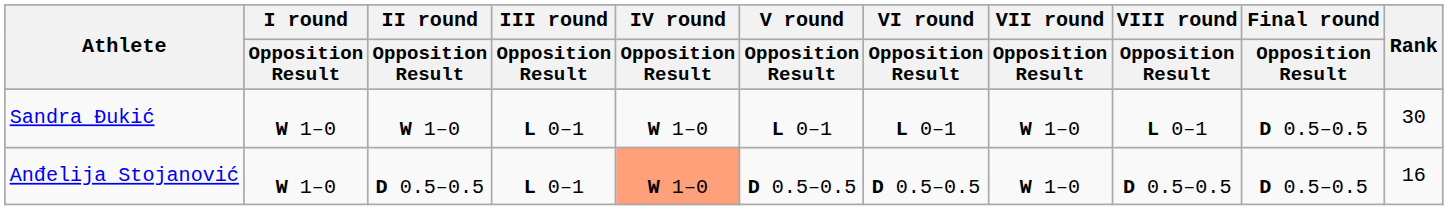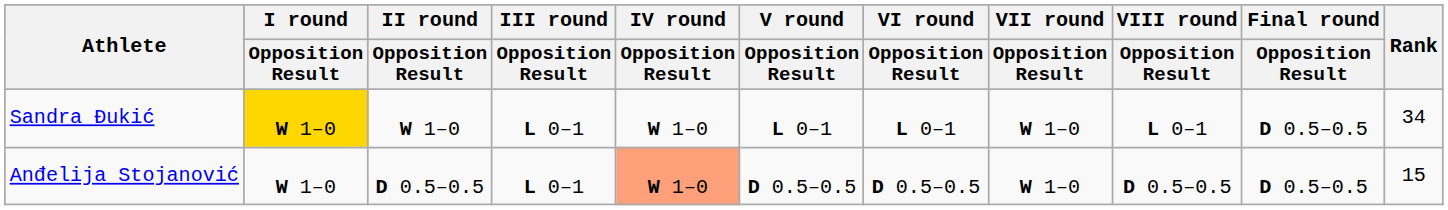(306, 130) no background -> (306, 130) gold background
(1414, 118) 30 -> (1414, 118) 34
(1414, 176) 16 -> (1414, 176) 15
